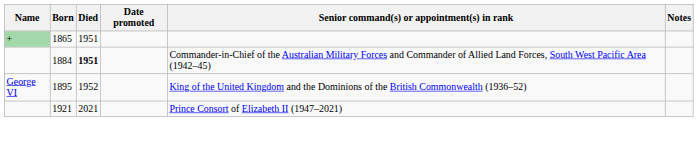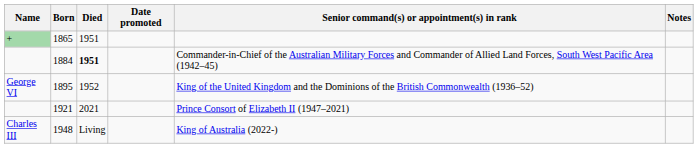+ row: (63, 130)
